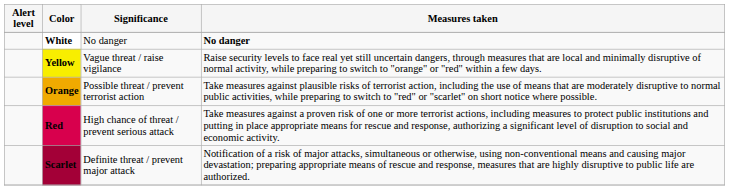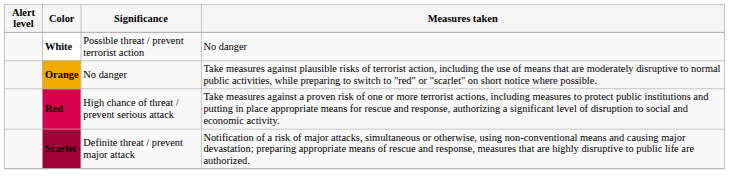(105, 40) No danger -> (133, 46) Possible threat / prevent terrorist action
(227, 40) bold -> (225, 46) normal
- row: (60, 63)
(133, 91) Possible threat / prevent terrorist action -> (105, 74) No danger
